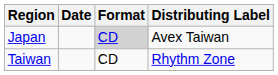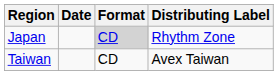(190, 37) Avex Taiwan -> (193, 37) Rhythm Zone
(193, 59) Rhythm Zone -> (190, 59) Avex Taiwan
